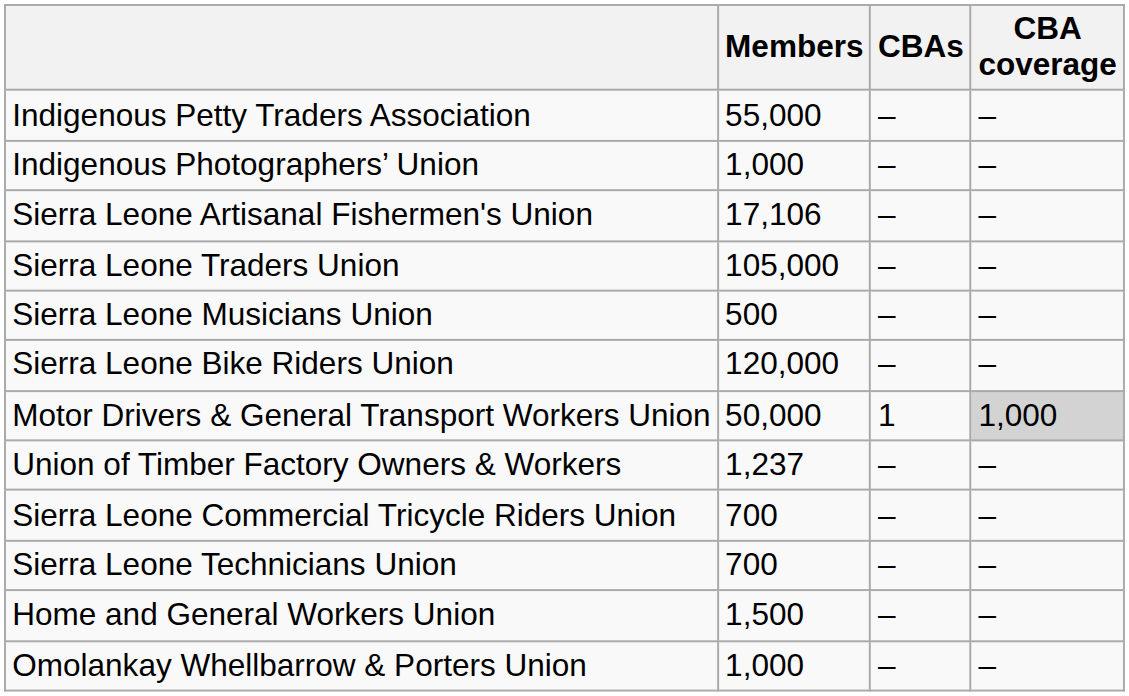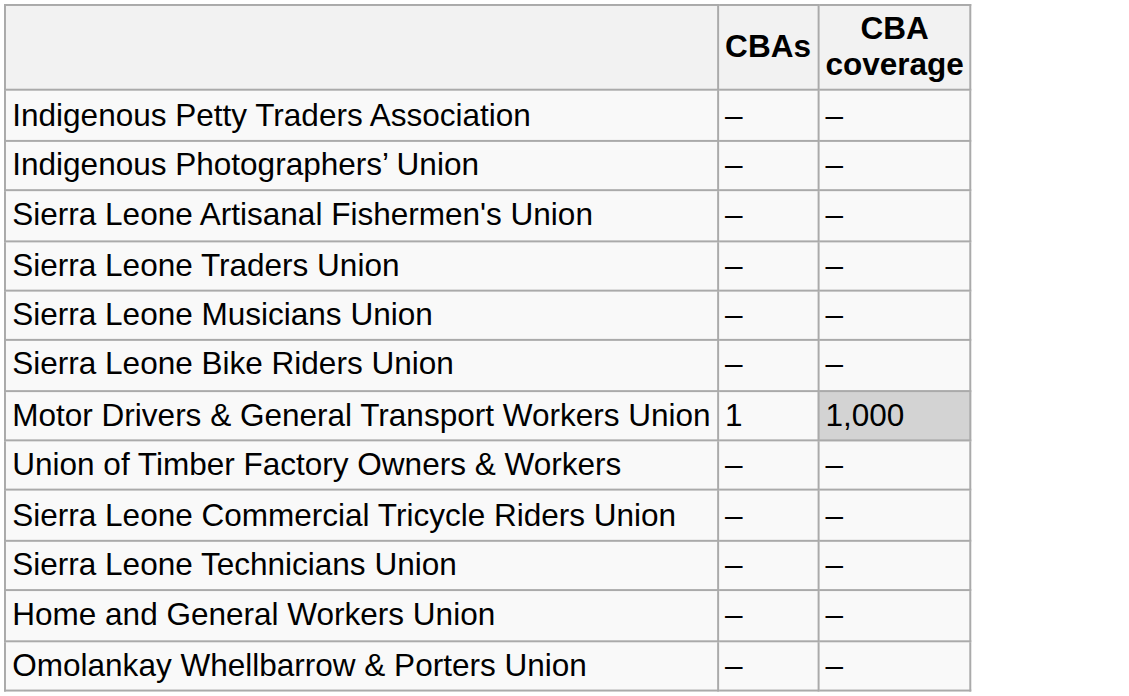- column: (794, 47)
